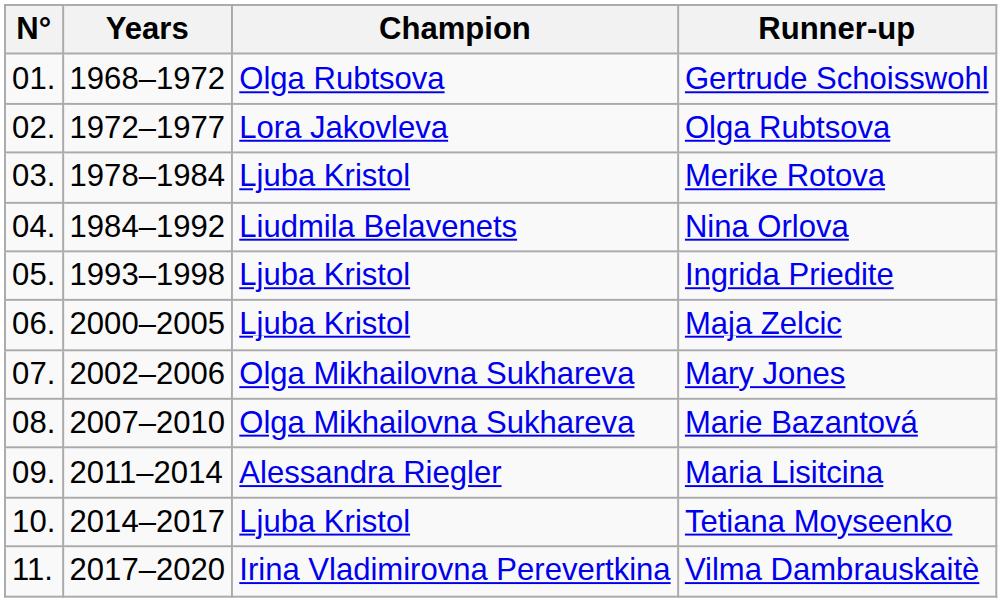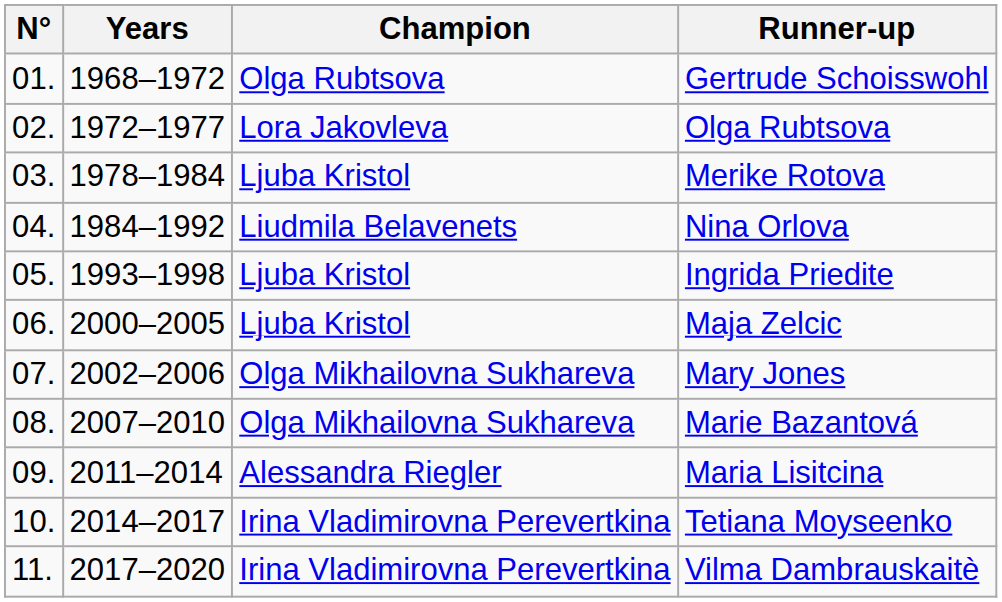(325, 521) Ljuba Kristol -> (455, 521) Irina Vladimirovna Perevertkina
